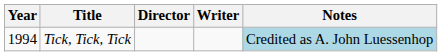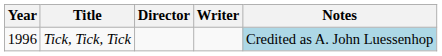(22, 39) 1994 -> (22, 39) 1996
